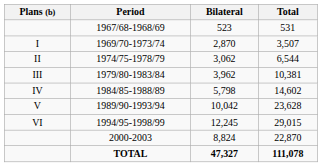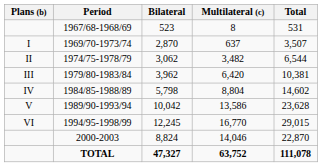+ column: (233, 12)
